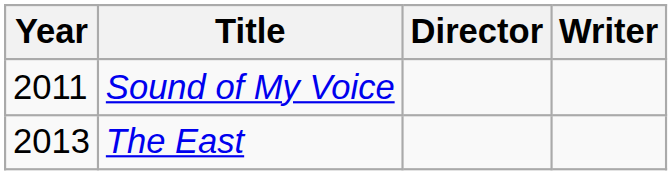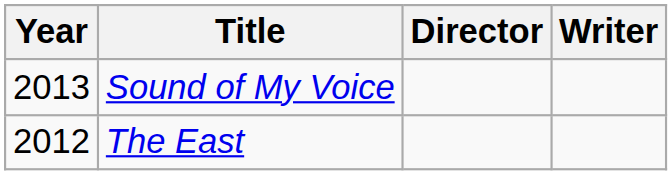(50, 86) 2011 -> (51, 86) 2013
(51, 141) 2013 -> (51, 141) 2012
